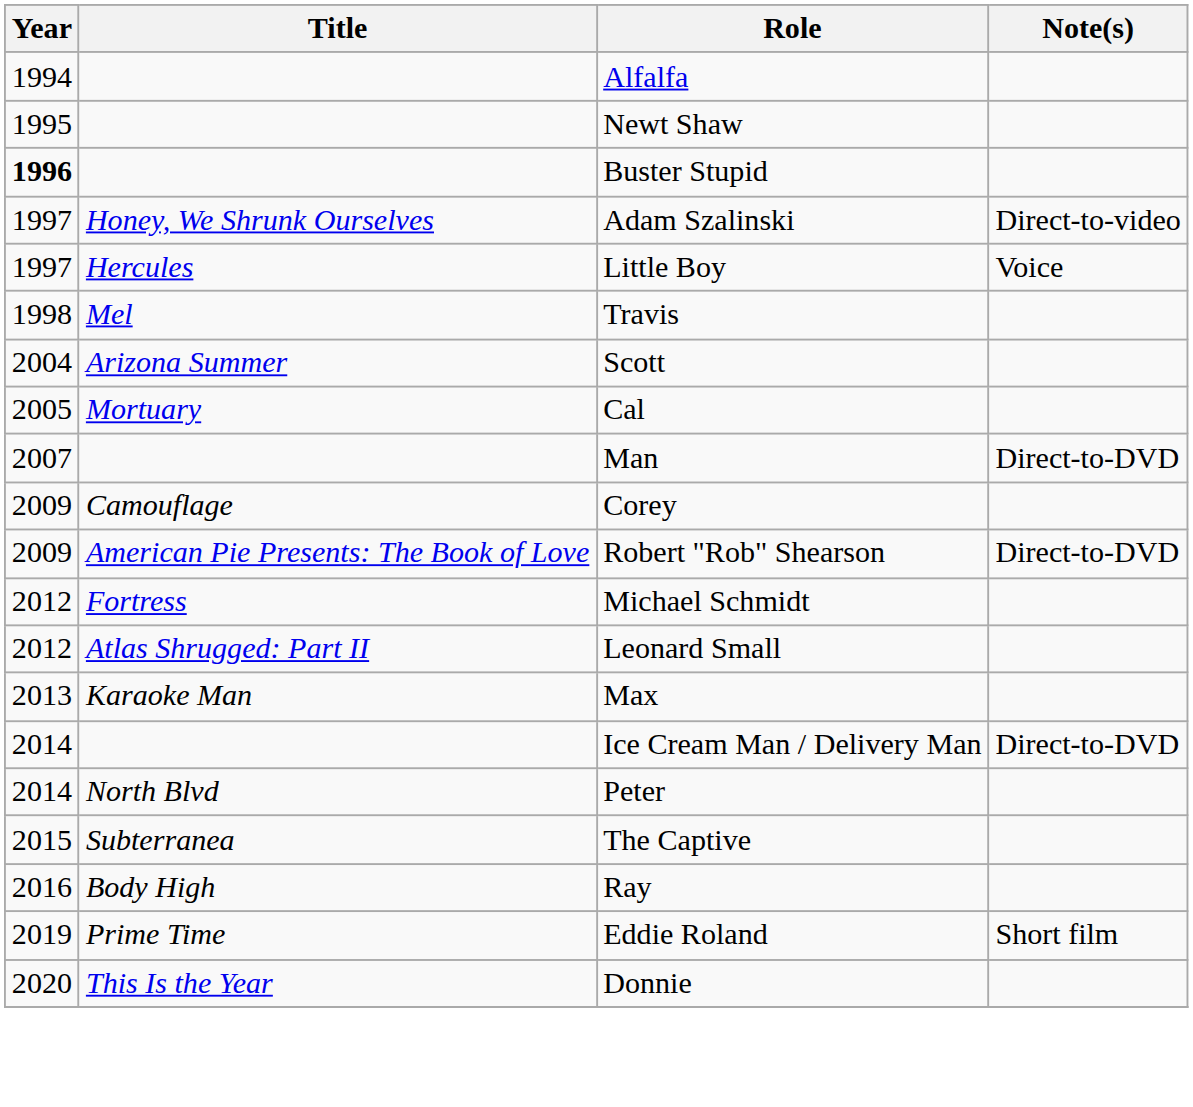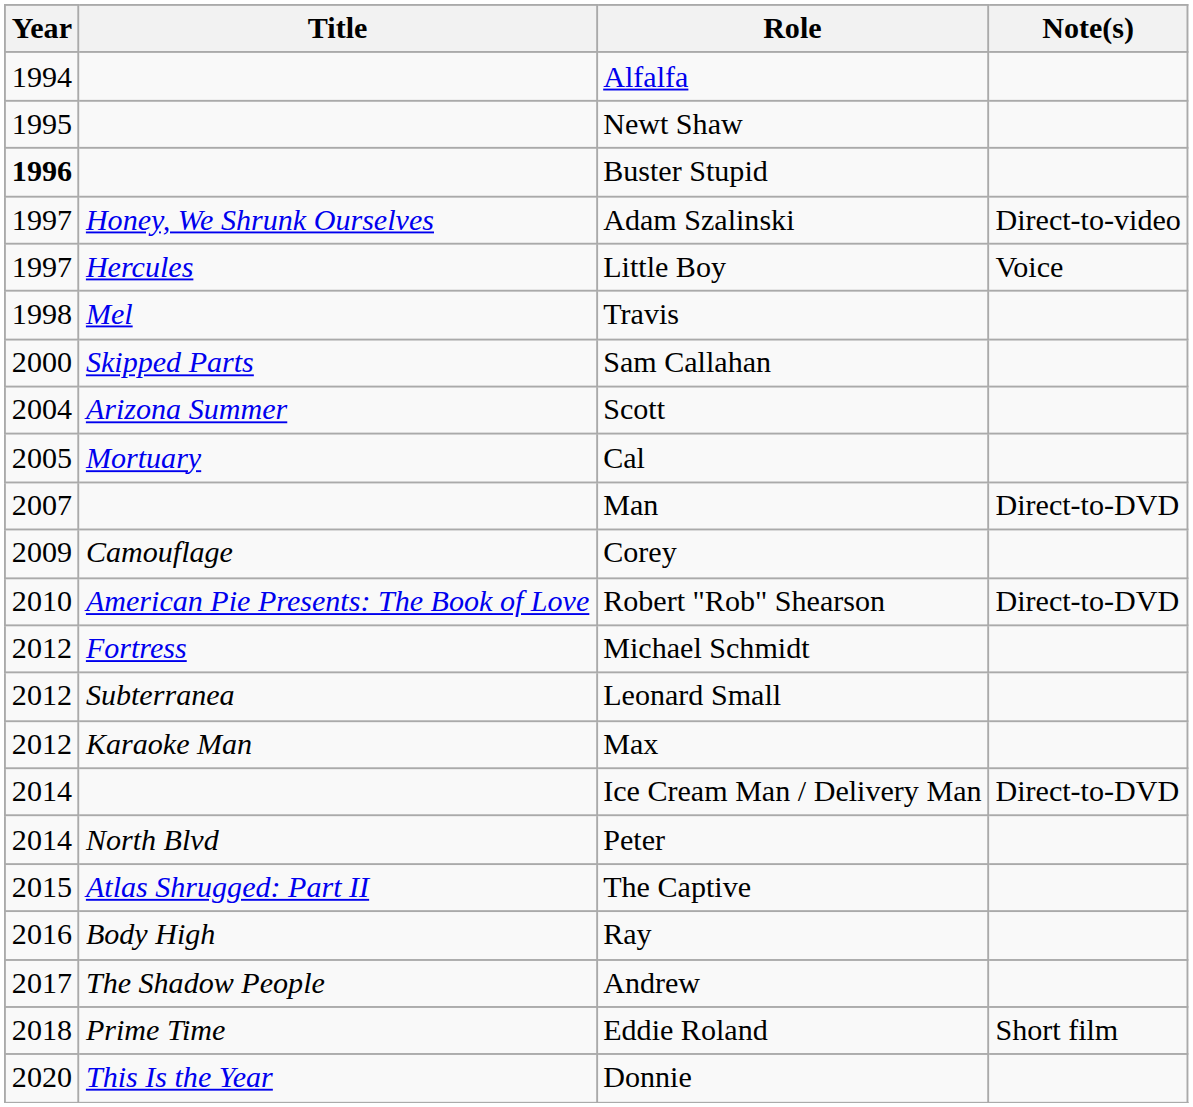+ row: (687, 362)
(42, 553) 2009 -> (42, 600) 2010
(228, 648) Atlas Shrugged: Part II -> (160, 696) Subterranea
(42, 696) 2013 -> (42, 743) 2012
(160, 839) Subterranea -> (228, 887) Atlas Shrugged: Part II
+ row: (652, 982)
(42, 934) 2019 -> (42, 1030) 2018
